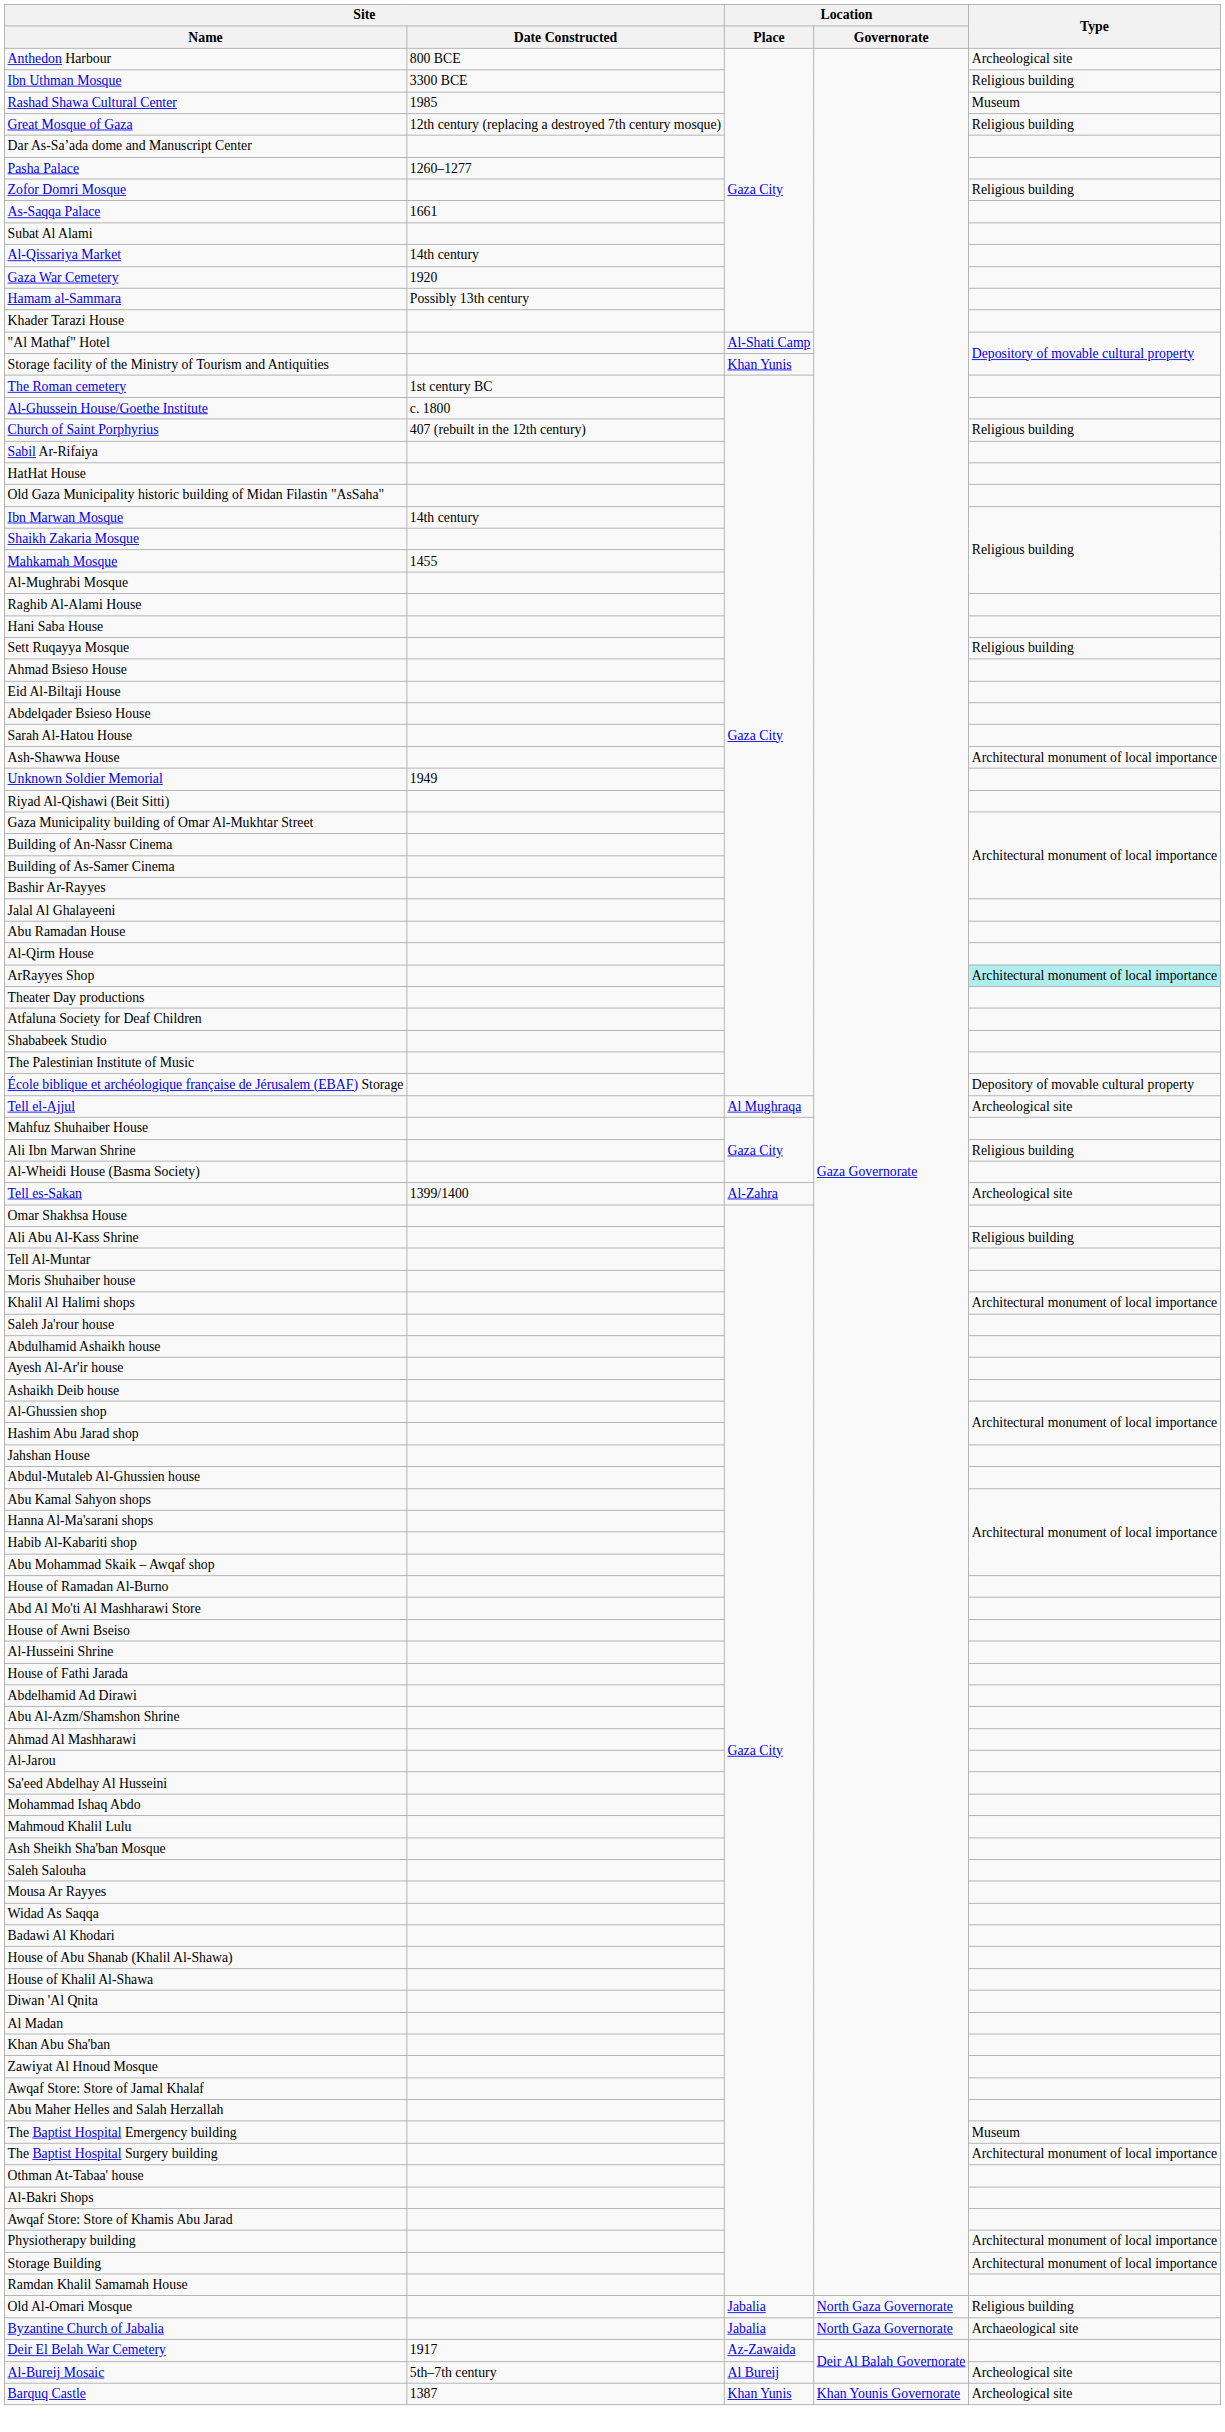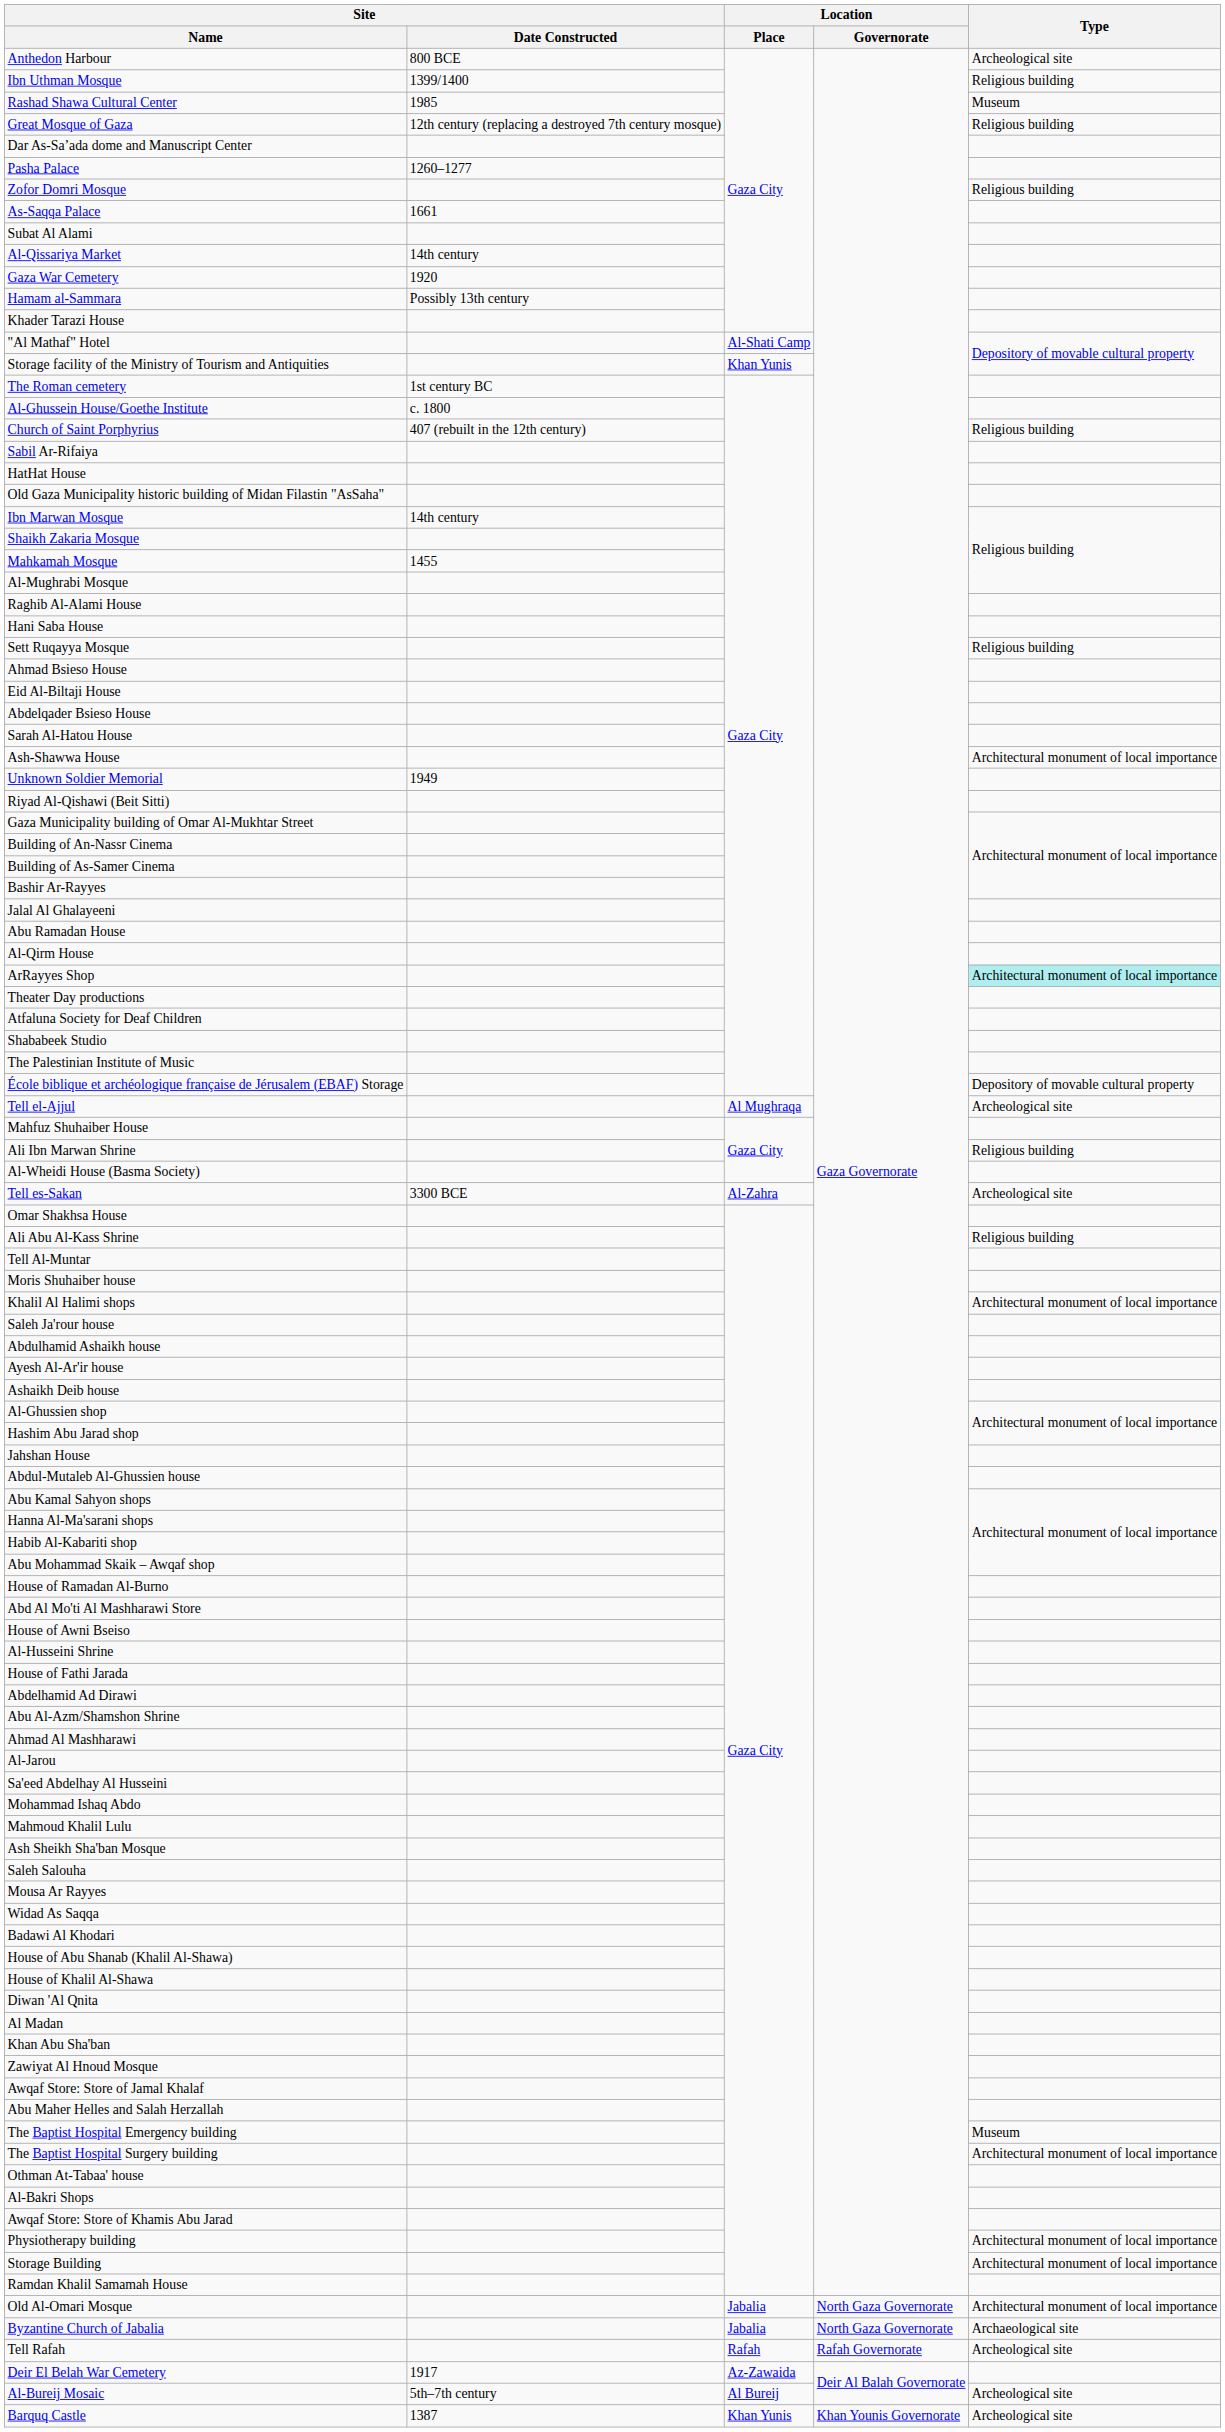(439, 80) 3300 BCE -> (439, 80) 1399/1400
(439, 1193) 1399/1400 -> (439, 1193) 3300 BCE
(1023, 2306) Religious building -> (1094, 2306) Architectural monument of local importance
+ row: (36, 2350)
